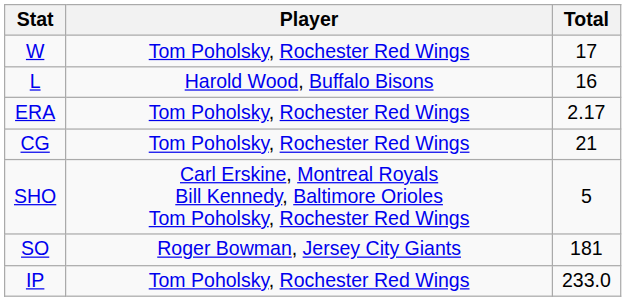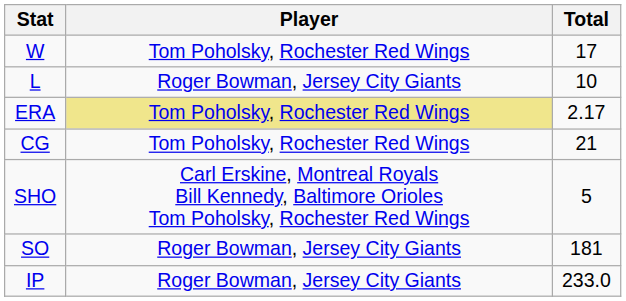(309, 81) Harold Wood, Buffalo Bisons -> (309, 81) Roger Bowman, Jersey City Giants
(586, 81) 16 -> (586, 81) 10
(309, 112) no background -> (309, 112) khaki background
(309, 280) Tom Poholsky, Rochester Red Wings -> (309, 280) Roger Bowman, Jersey City Giants
